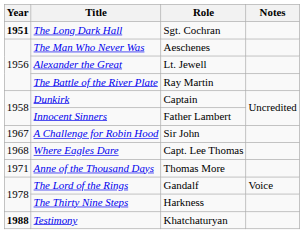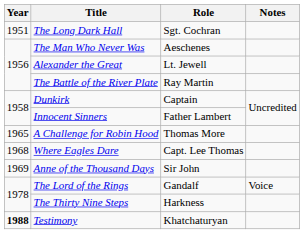(18, 30) bold -> (18, 30) normal
(18, 133) 1967 -> (18, 133) 1965
(182, 133) Sir John -> (194, 133) Thomas More
(18, 168) 1971 -> (18, 168) 1969
(194, 168) Thomas More -> (182, 168) Sir John
